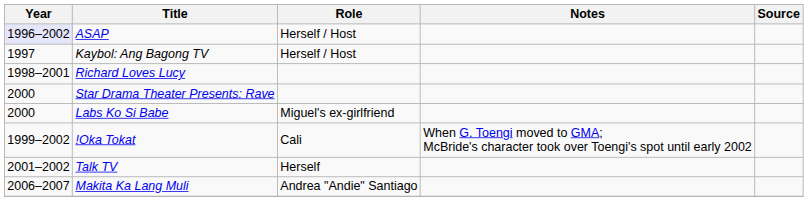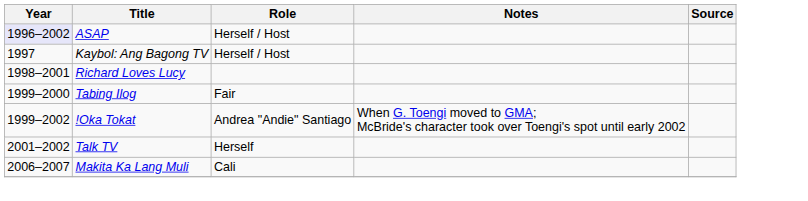- row: (175, 93)
- row: (122, 113)
+ row: (106, 93)
(291, 140) Cali -> (283, 120) Andrea "Andie" Santiago
(349, 186) Andrea "Andie" Santiago -> (225, 166) Cali
